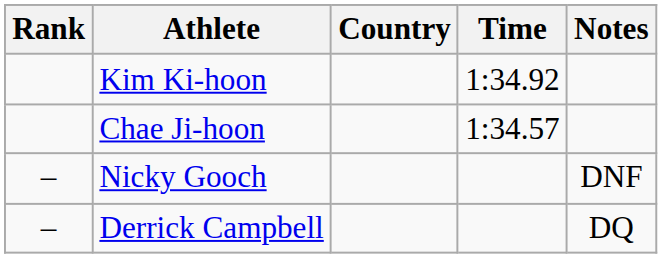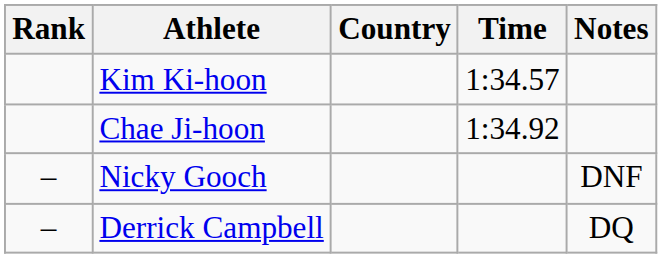(512, 78) 1:34.92 -> (512, 78) 1:34.57
(512, 128) 1:34.57 -> (512, 128) 1:34.92
